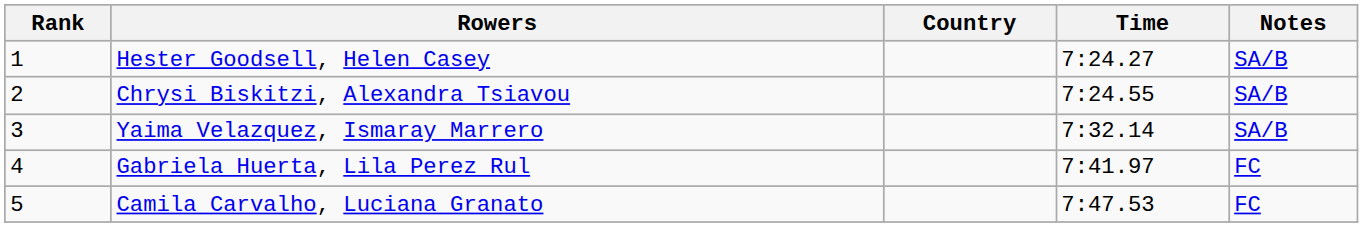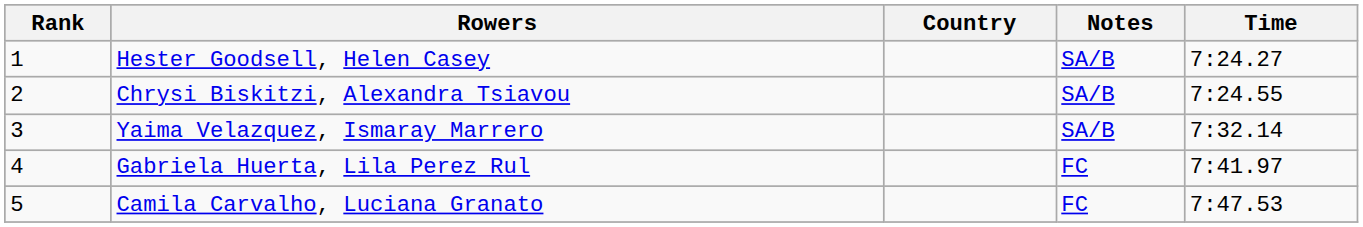columns swapped: (1142, 23) <-> (1293, 23)
